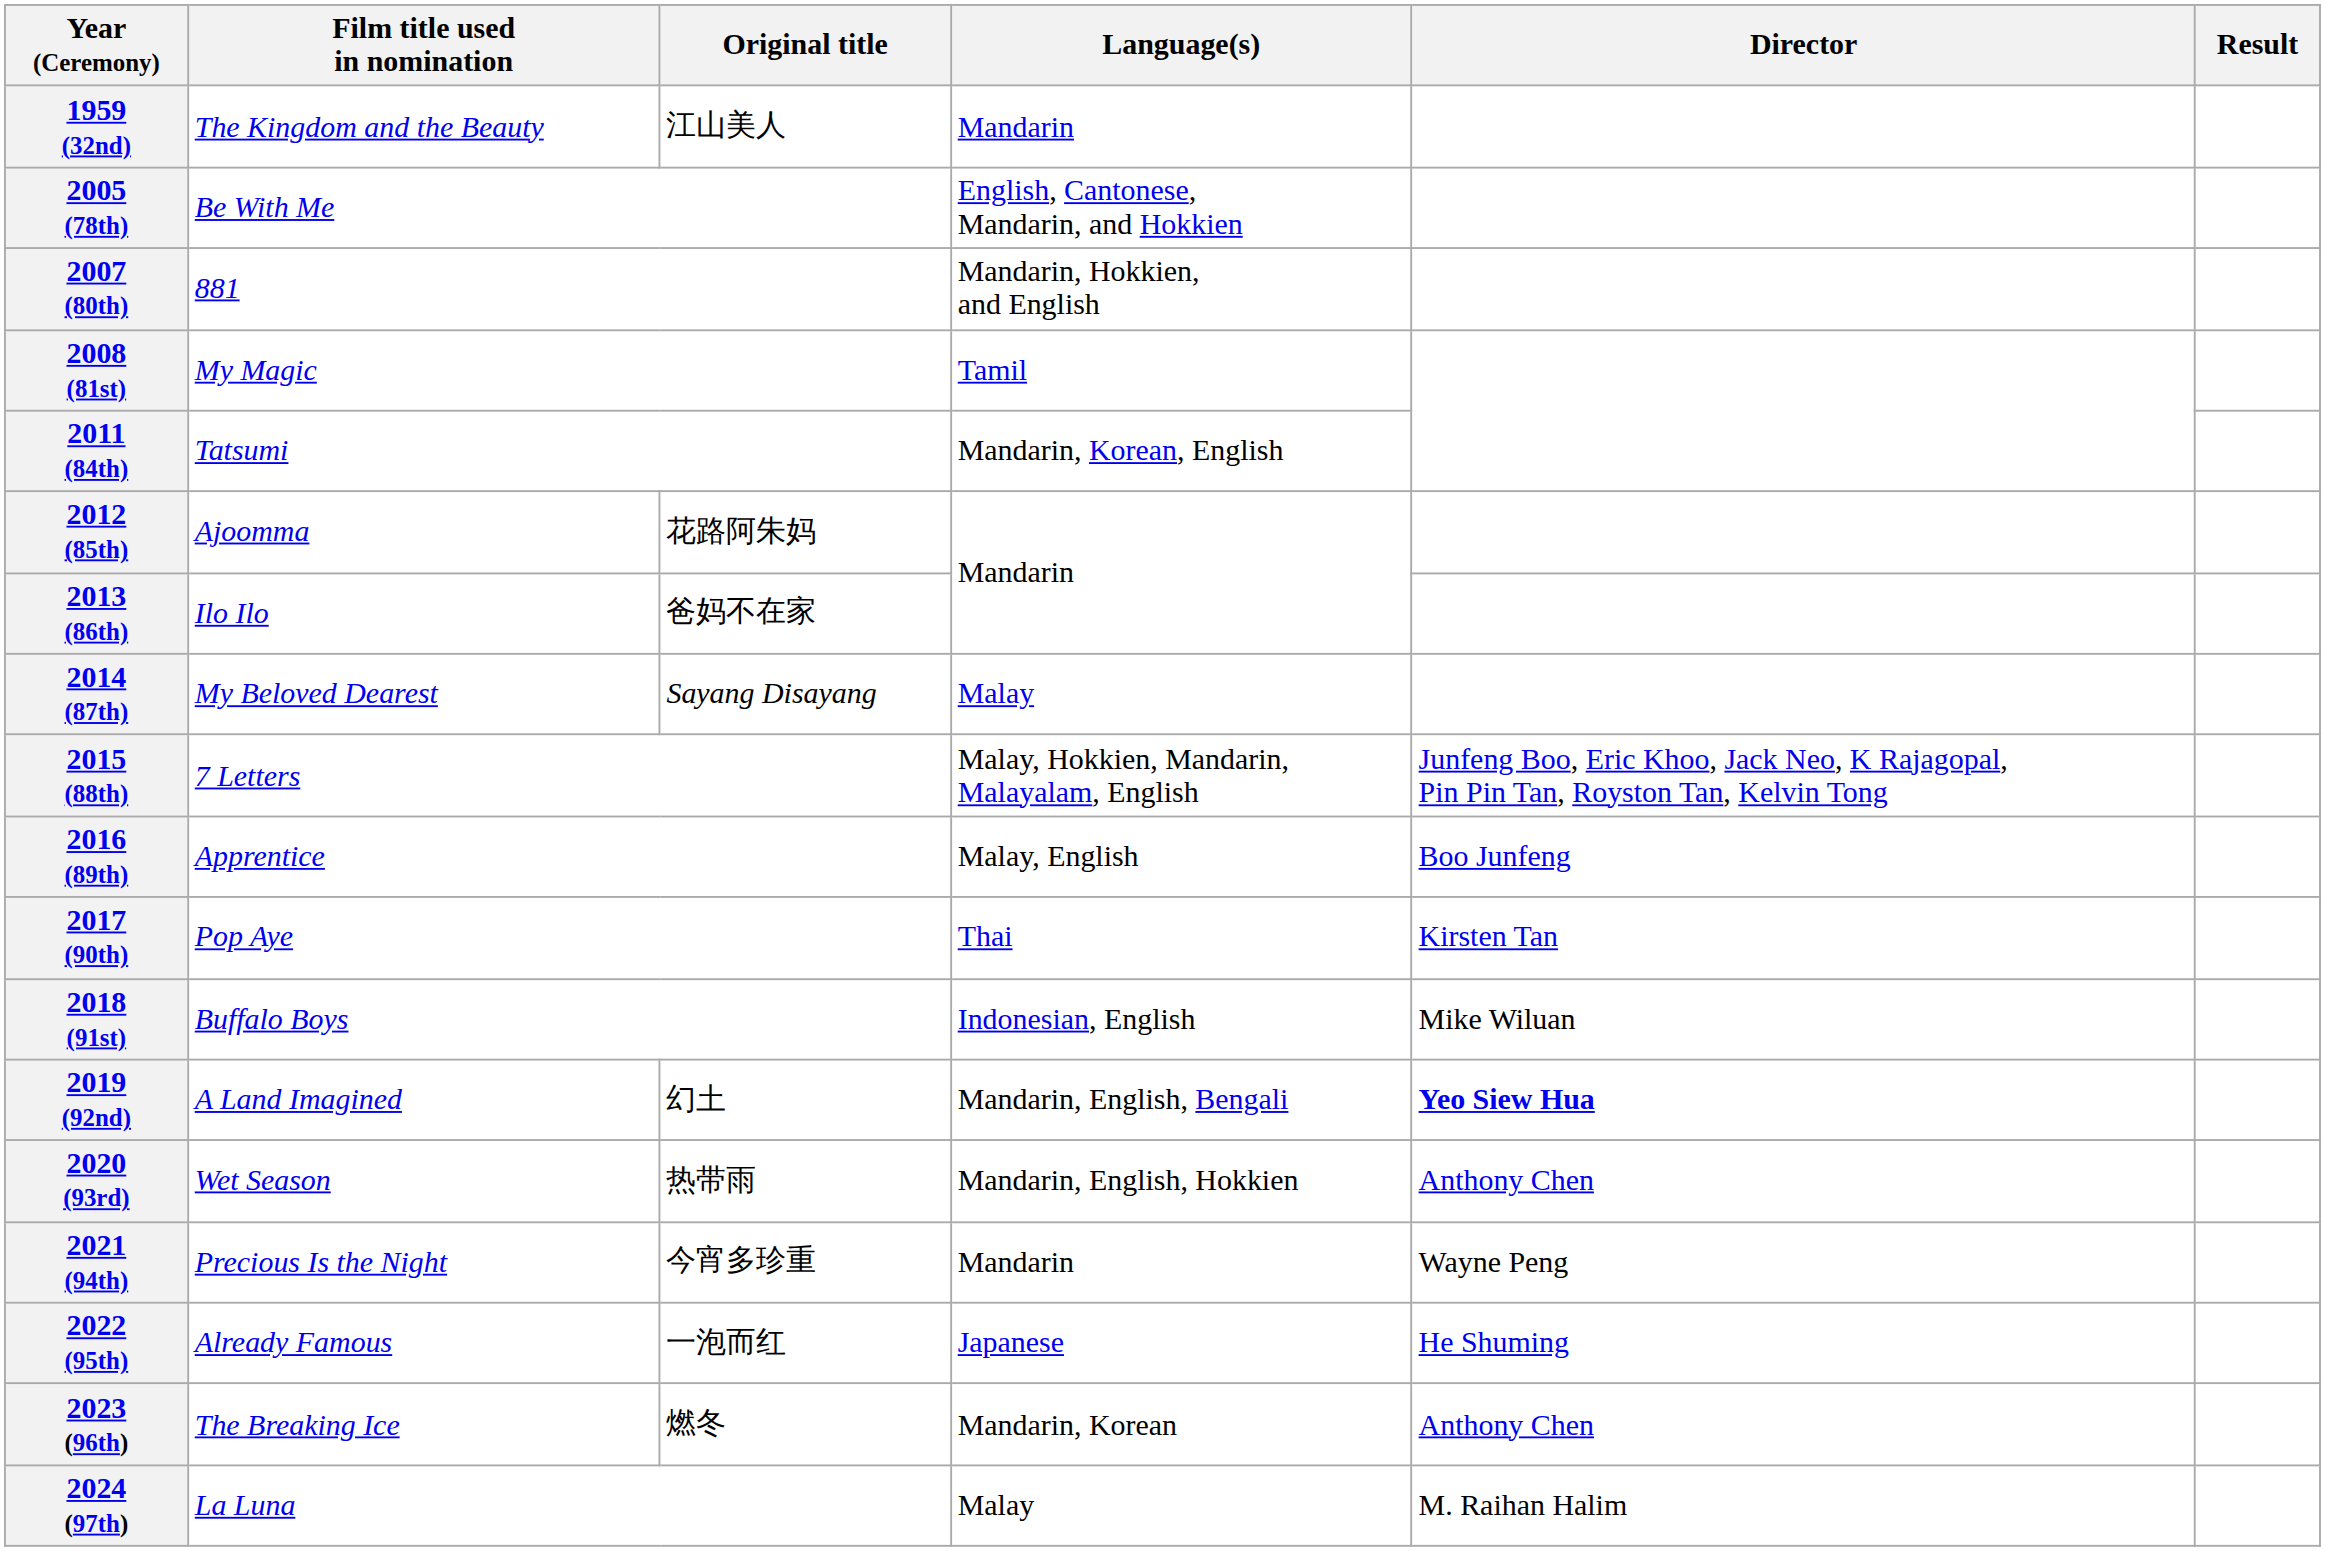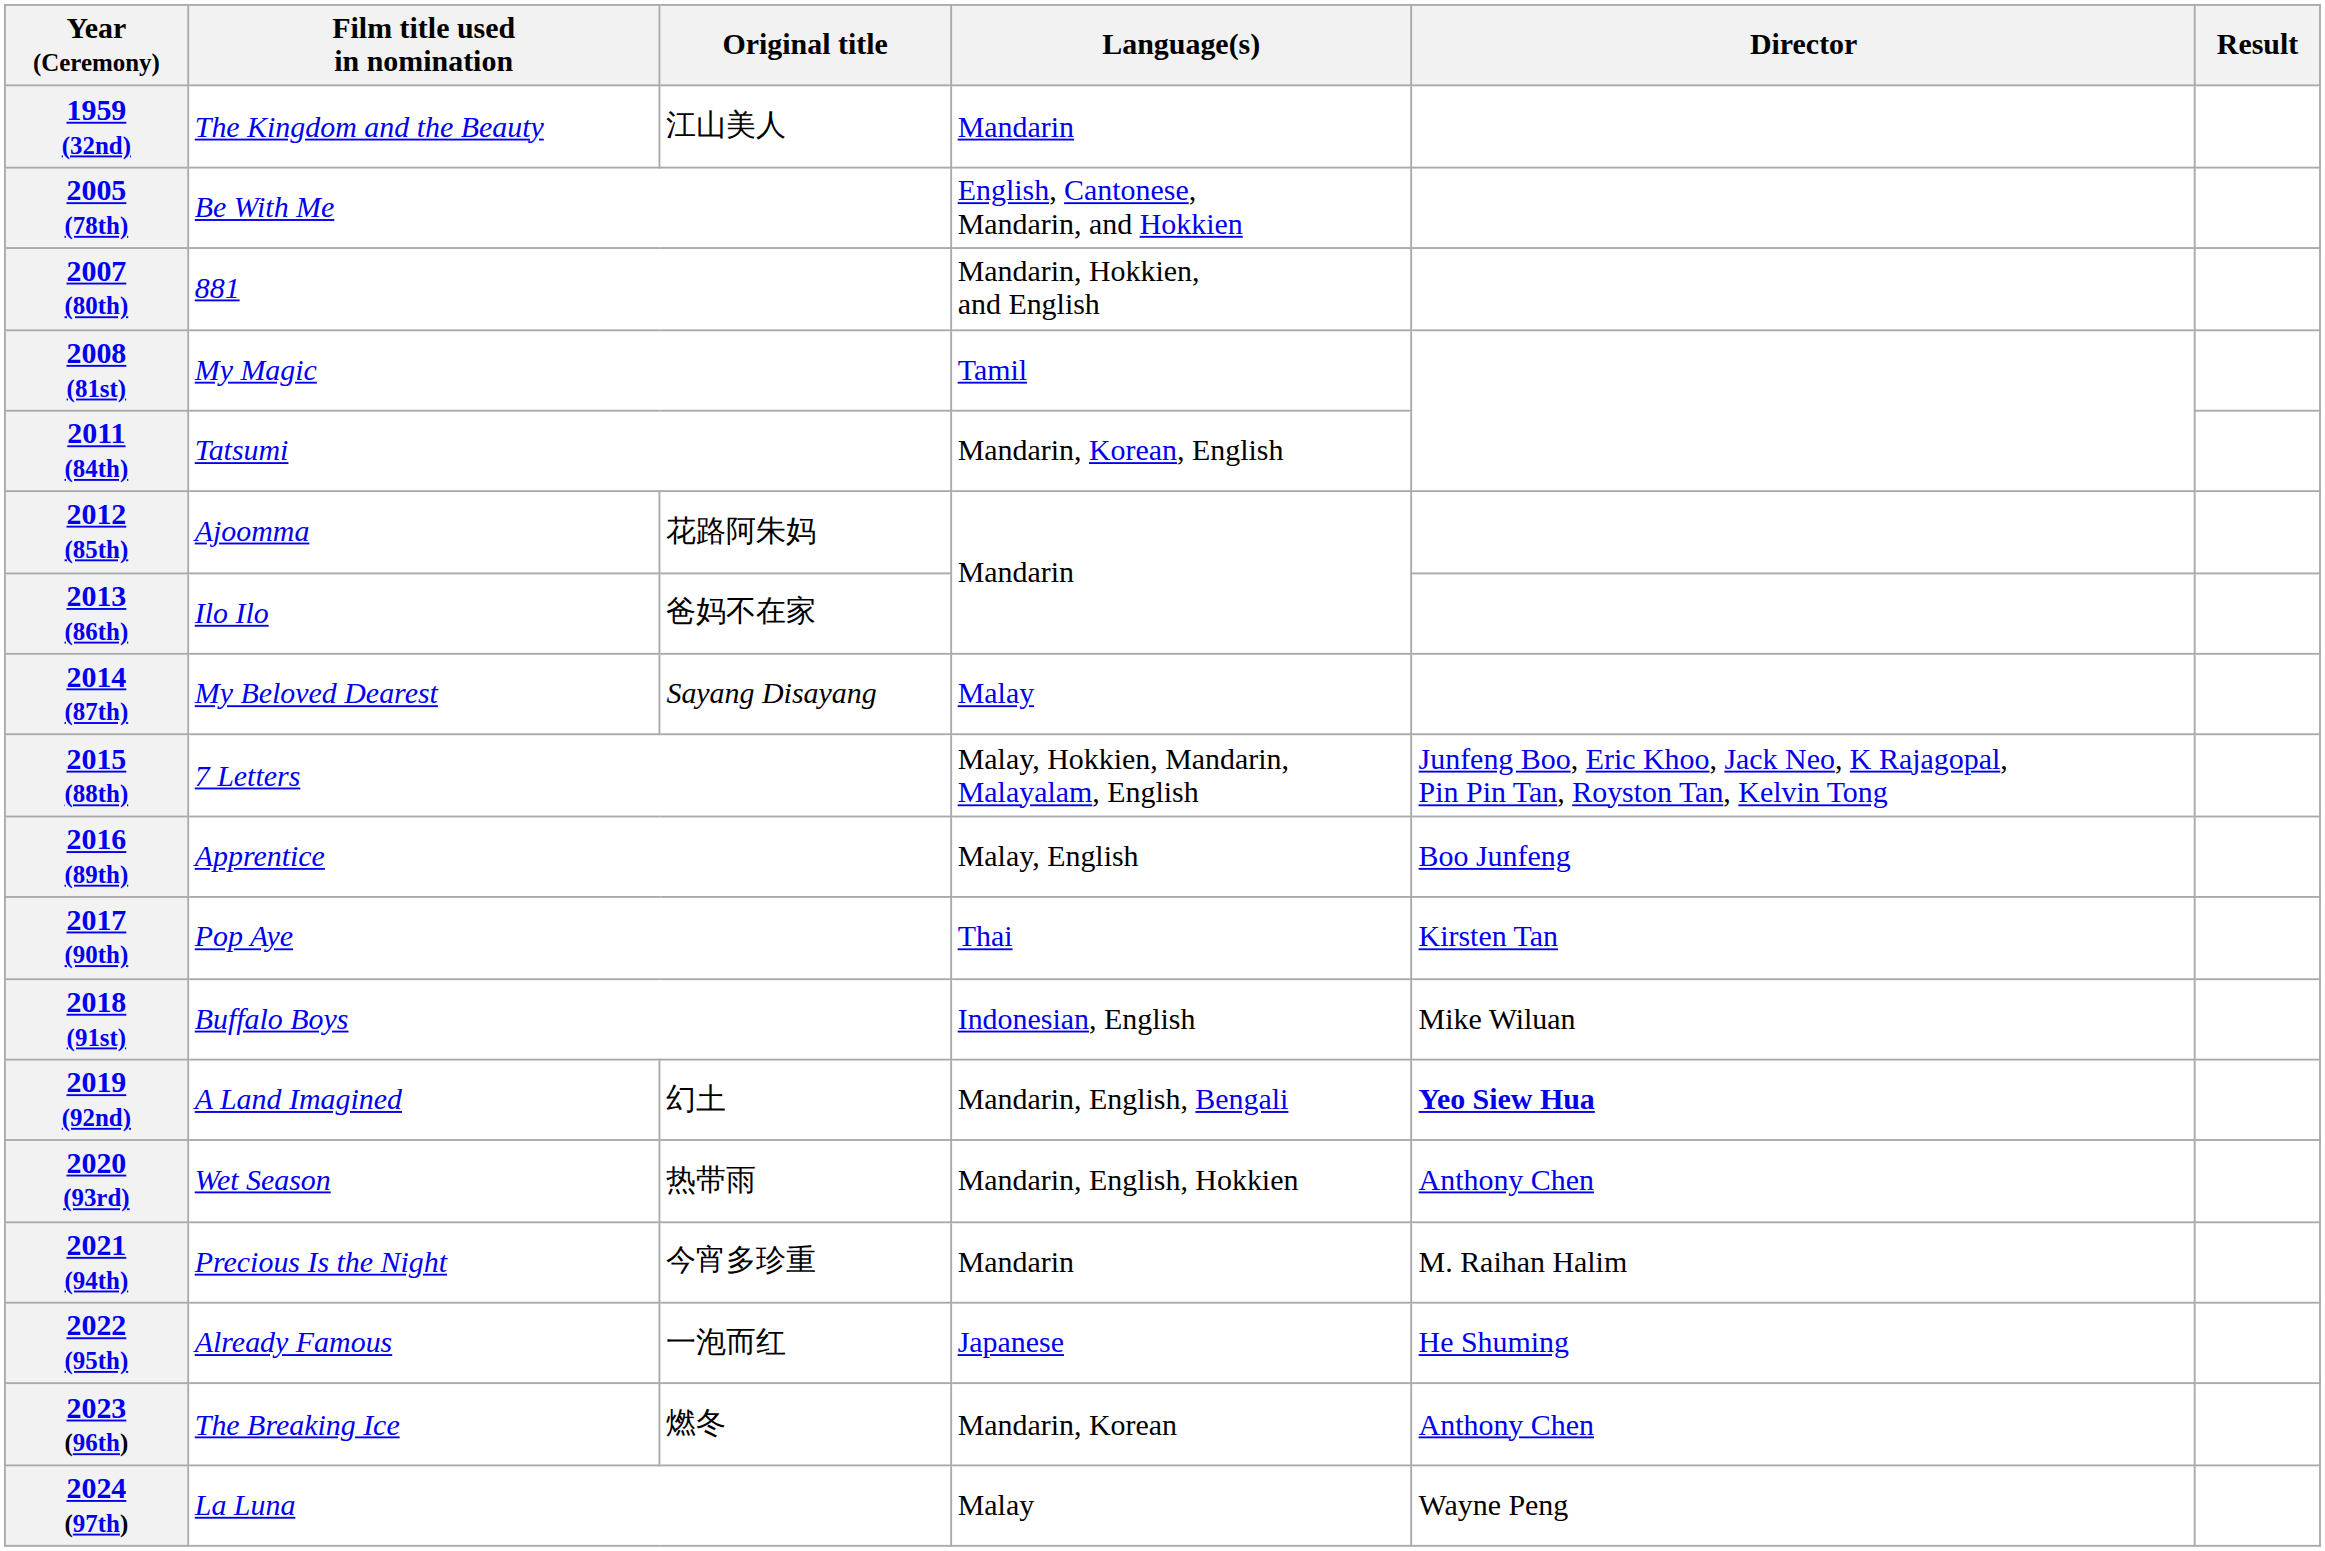(1493, 1261) Wayne Peng -> (1523, 1261) M. Raihan Halim
(1523, 1505) M. Raihan Halim -> (1493, 1505) Wayne Peng
